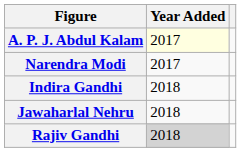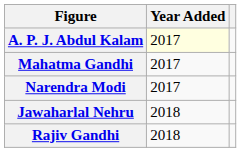+ row: (76, 64)
- row: (76, 87)
(165, 135) lightgrey background -> (165, 135) no background
